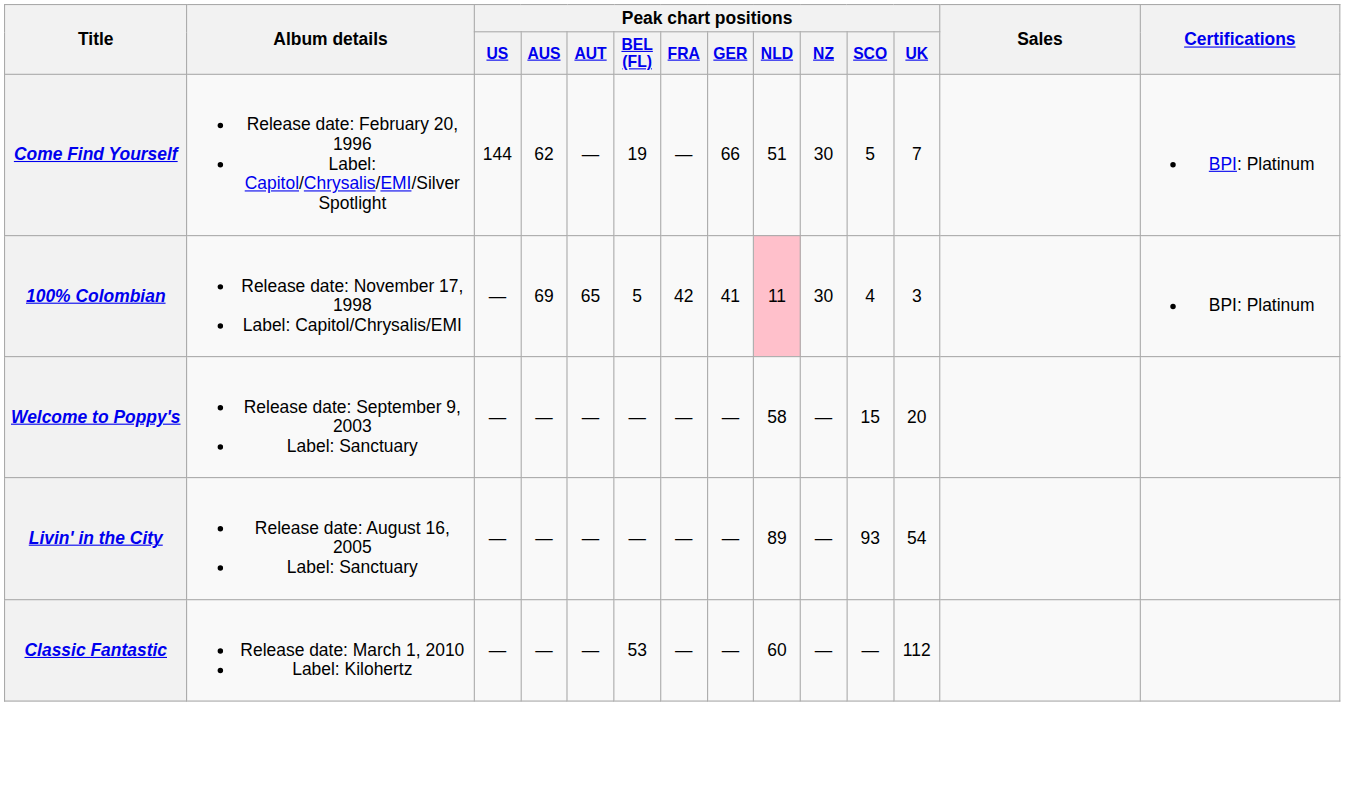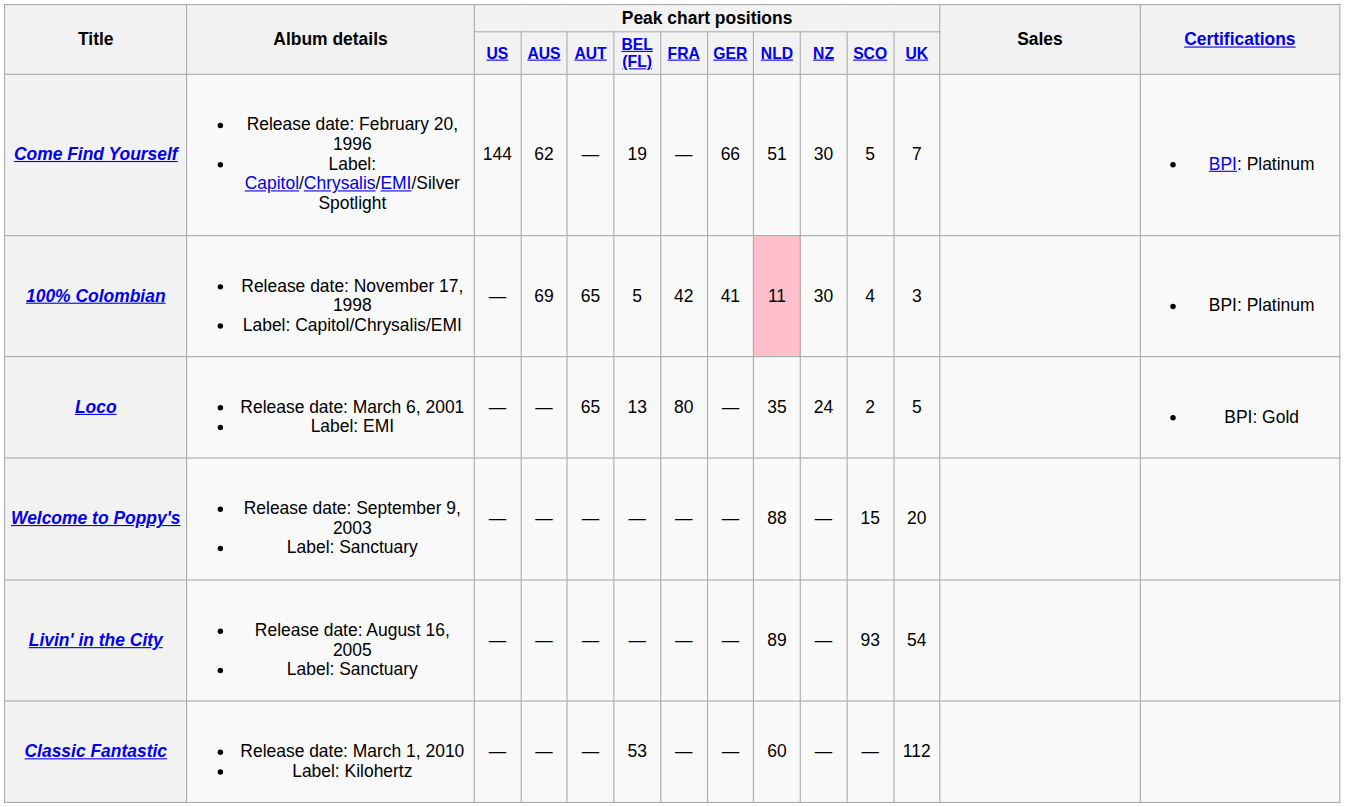+ row: (96, 407)
(777, 417) 58 -> (777, 518) 88
